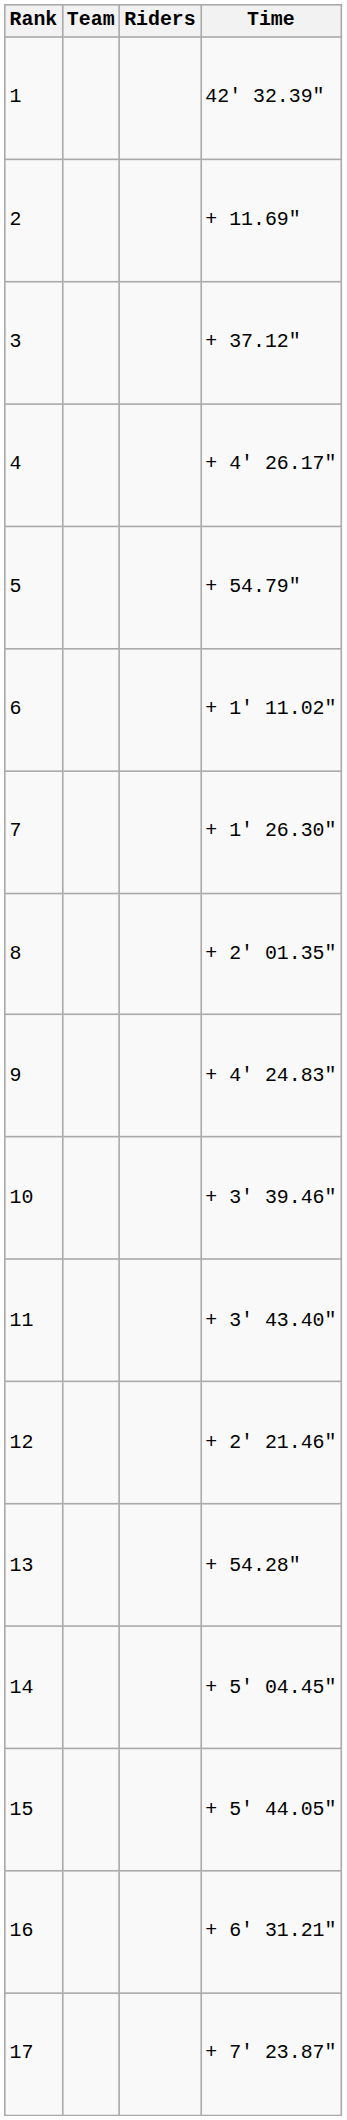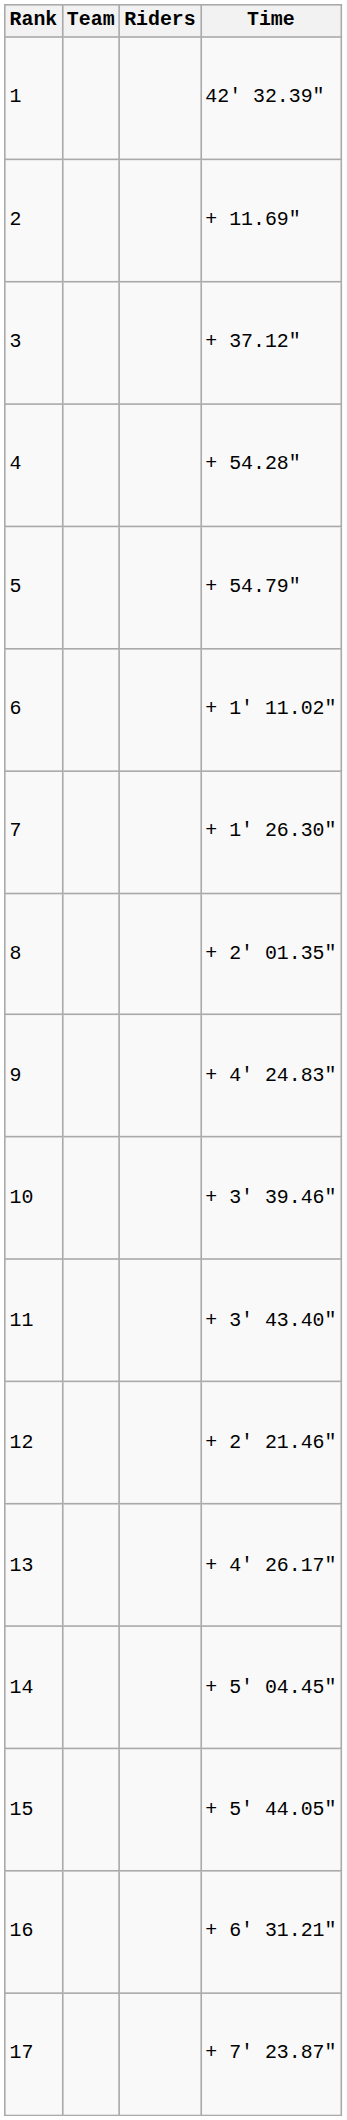(271, 465) + 4' 26.17" -> (253, 465) + 54.28"
(253, 1565) + 54.28" -> (271, 1565) + 4' 26.17"
